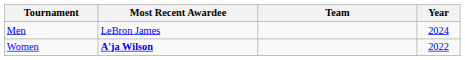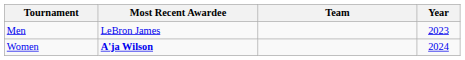(438, 30) 2024 -> (438, 30) 2023
(438, 47) 2022 -> (438, 47) 2024
